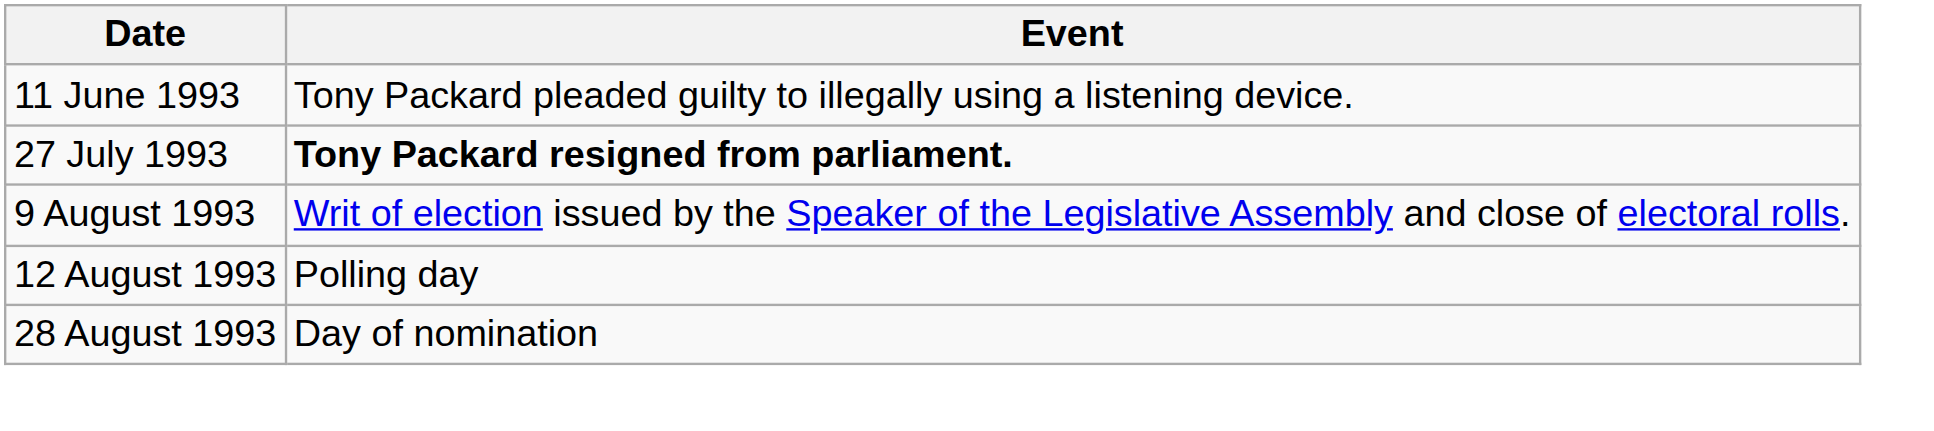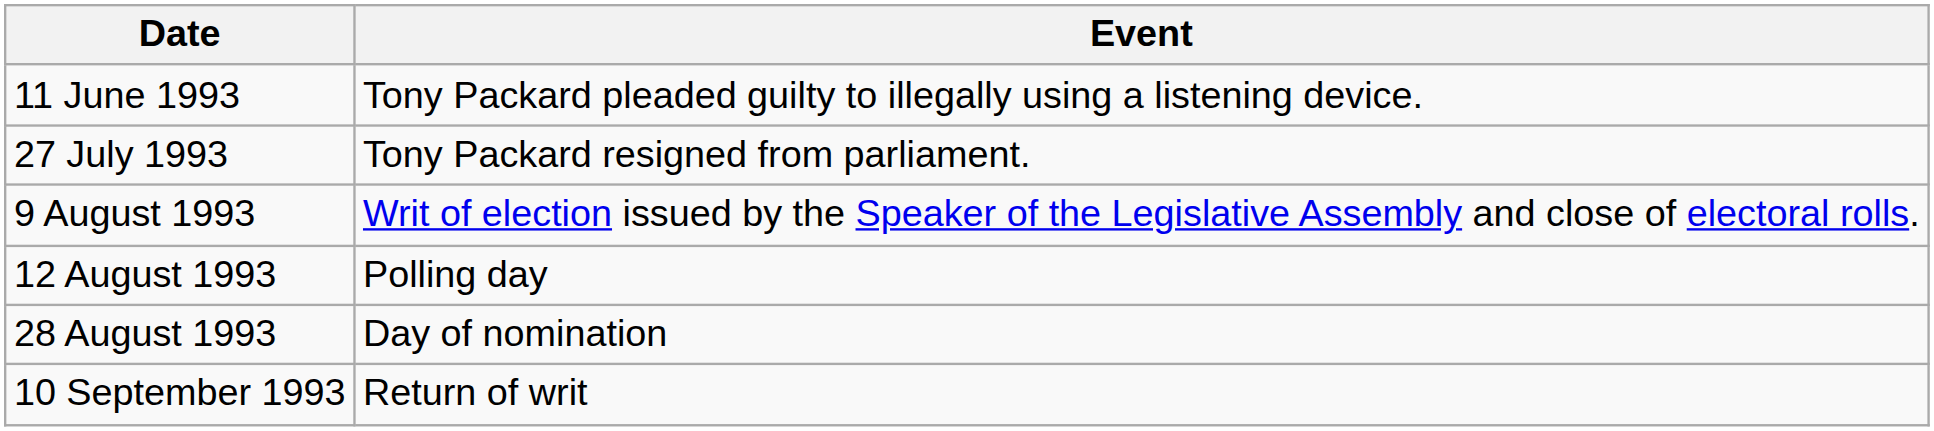(653, 154) bold -> (697, 154) normal
+ row: (180, 393)
